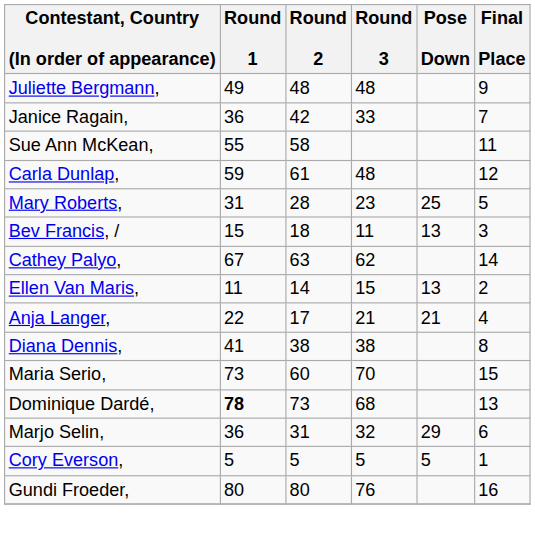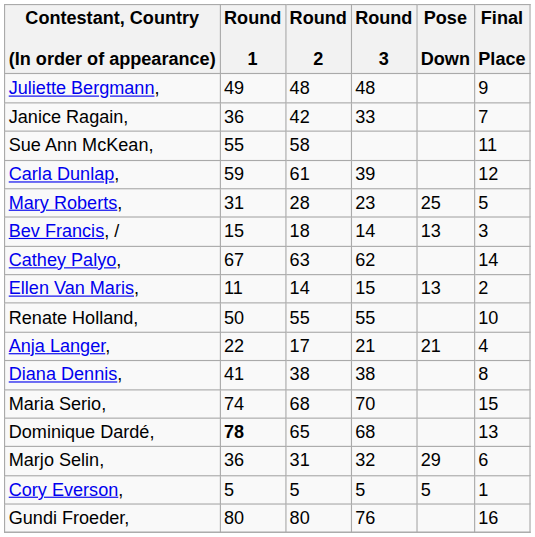(365, 174) 48 -> (365, 174) 39
(365, 231) 11 -> (365, 231) 14
+ row: (74, 317)
(234, 374) 73 -> (234, 403) 74
(300, 374) 60 -> (300, 403) 68
(300, 403) 73 -> (300, 432) 65
